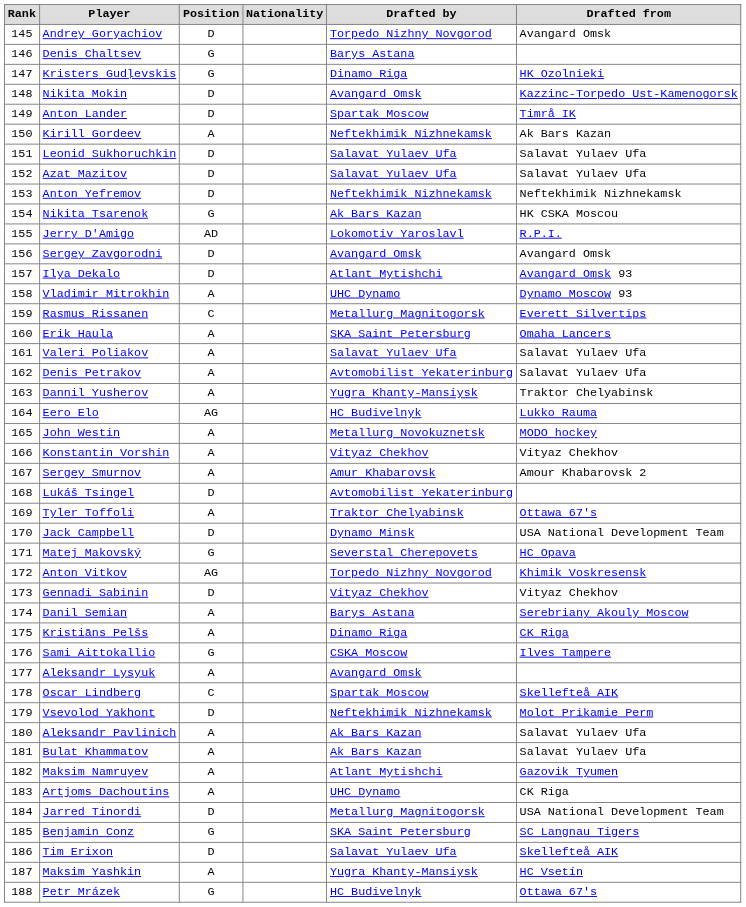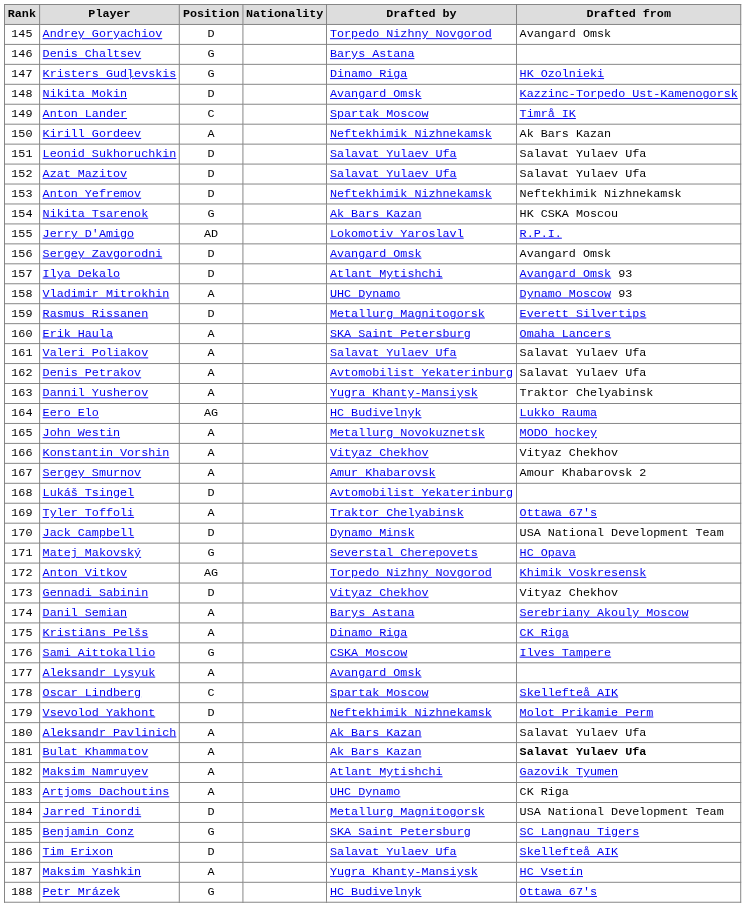(211, 114) D -> (211, 114) C
(211, 314) C -> (211, 314) D
(583, 753) normal -> (583, 753) bold
